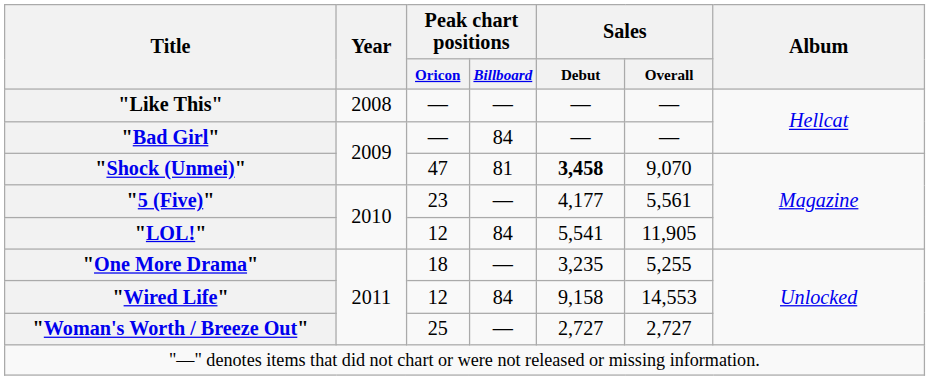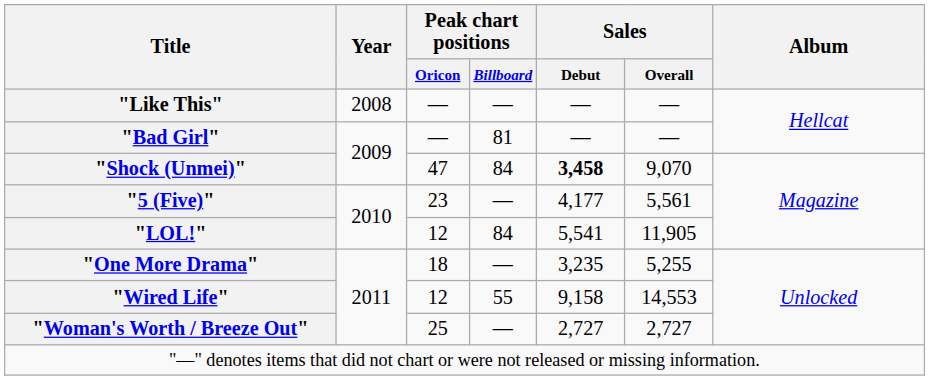(503, 137) 84 -> (503, 137) 81
(503, 169) 81 -> (503, 169) 84
(503, 296) 84 -> (503, 296) 55
